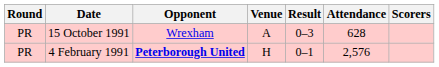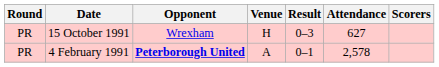(266, 33) A -> (266, 33) H
(356, 33) 628 -> (356, 33) 627
(266, 52) H -> (266, 52) A
(356, 52) 2,576 -> (356, 52) 2,578
